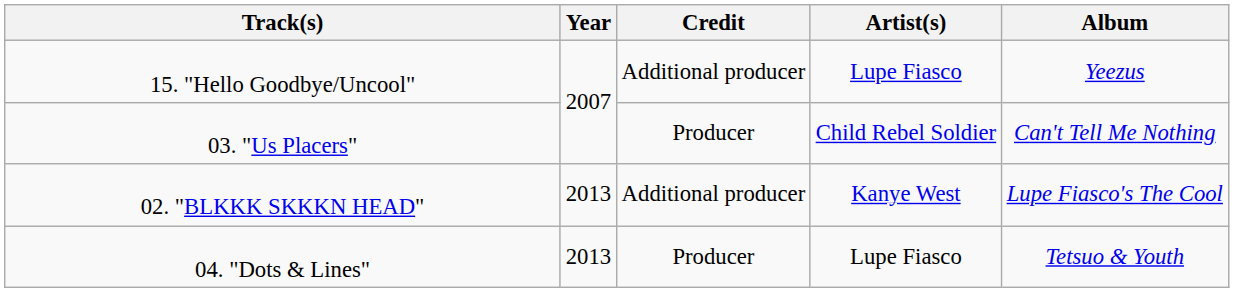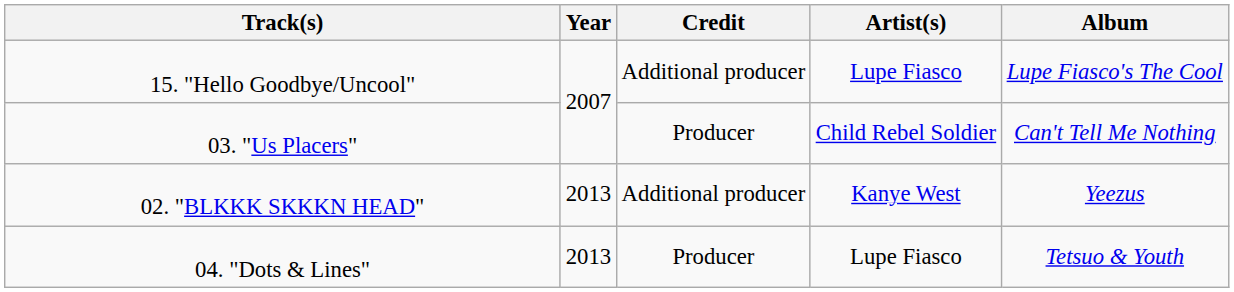(1115, 71) Yeezus -> (1115, 71) Lupe Fiasco's The Cool
(1115, 194) Lupe Fiasco's The Cool -> (1115, 194) Yeezus
